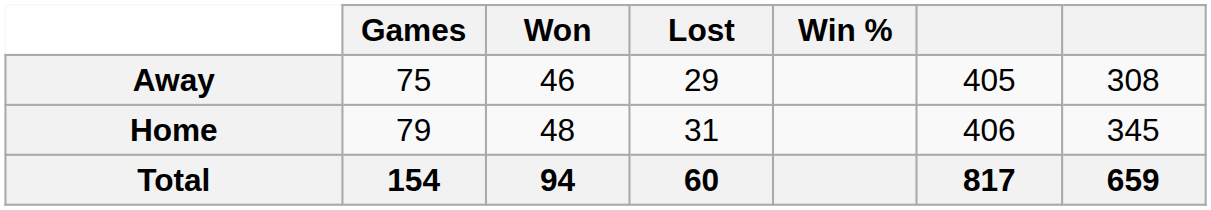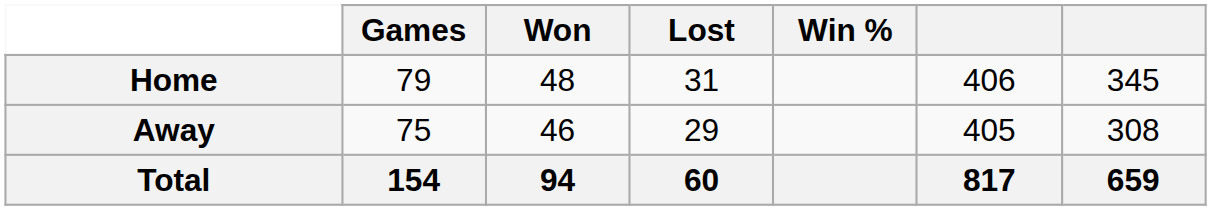rows swapped: (174, 130) <-> (174, 80)
